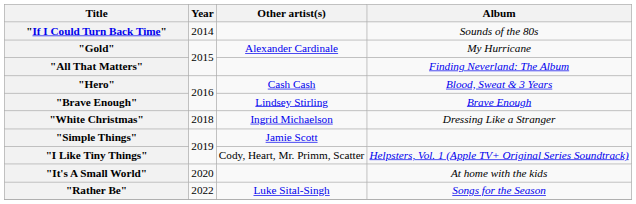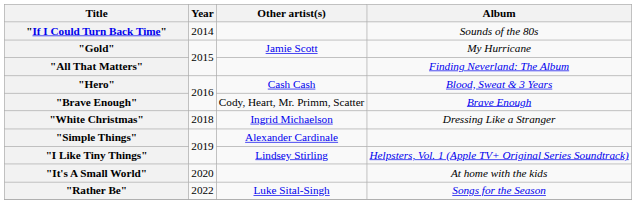(292, 48) Alexander Cardinale -> (292, 48) Jamie Scott
(292, 102) Lindsey Stirling -> (292, 102) Cody, Heart, Mr. Primm, Scatter
(292, 137) Jamie Scott -> (292, 137) Alexander Cardinale
(292, 155) Cody, Heart, Mr. Primm, Scatter -> (292, 155) Lindsey Stirling
